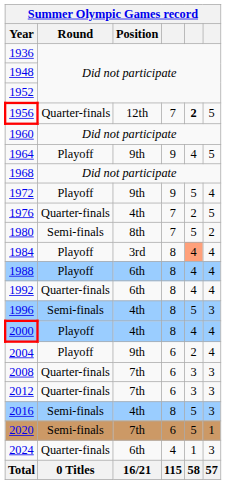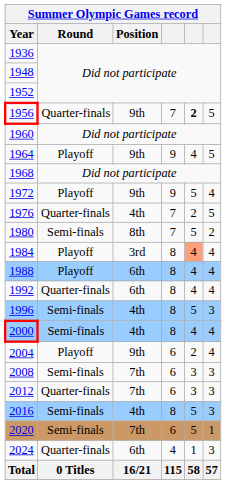(137, 113) 12th -> (137, 113) 9th
(76, 331) Playoff -> (76, 331) Semi-finals
(75, 372) Quarter-finals -> (75, 372) Semi-finals
